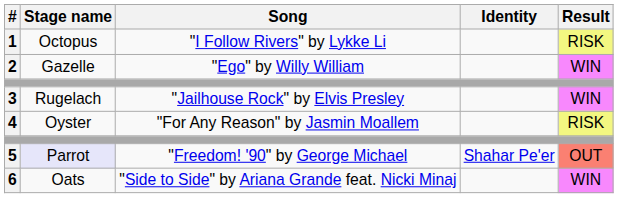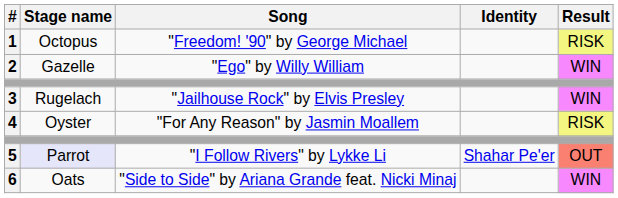(288, 41) "I Follow Rivers" by Lykke Li -> (288, 41) "Freedom! '90" by George Michael
(288, 155) "Freedom! '90" by George Michael -> (288, 155) "I Follow Rivers" by Lykke Li
